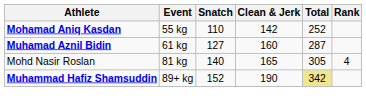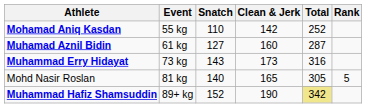+ row: (68, 62)
(347, 62) 4 -> (347, 78) 5
